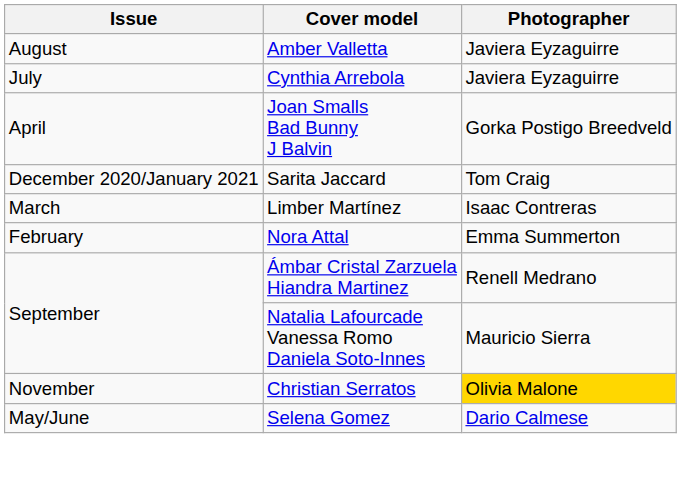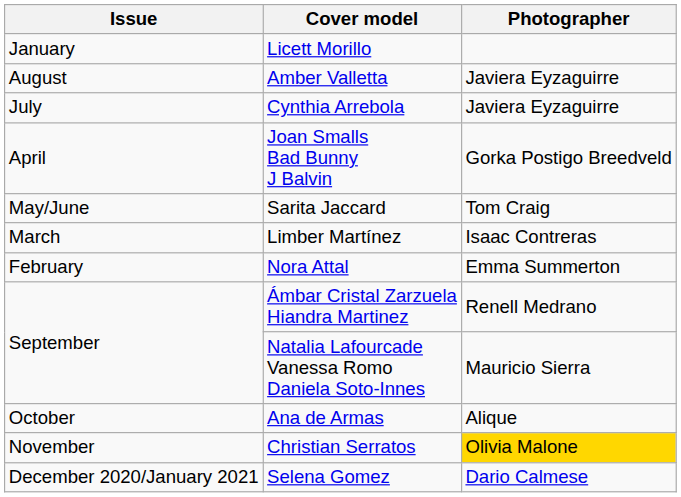+ row: (319, 48)
(134, 178) December 2020/January 2021 -> (49, 208) May/June
+ row: (325, 417)
(49, 417) May/June -> (134, 476) December 2020/January 2021
